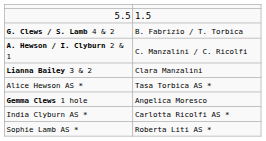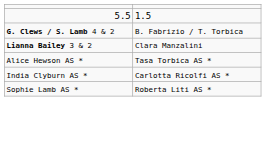- row: (65, 51)
- row: (47, 100)
